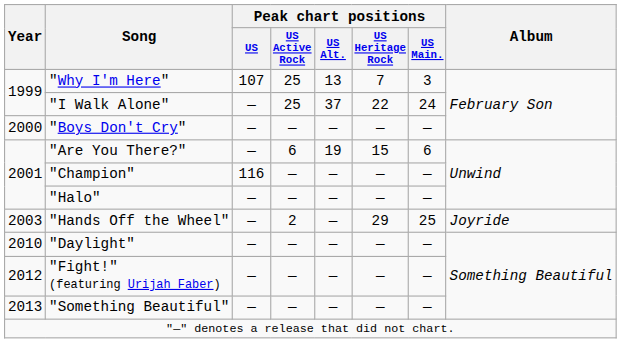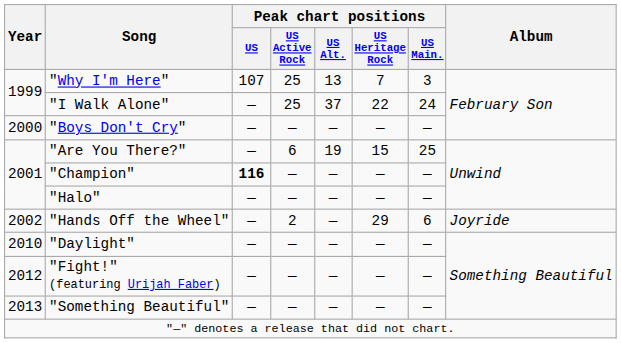(427, 151) 6 -> (427, 151) 25
(251, 174) normal -> (251, 174) bold
(25, 221) 2003 -> (25, 221) 2002
(427, 221) 25 -> (427, 221) 6
